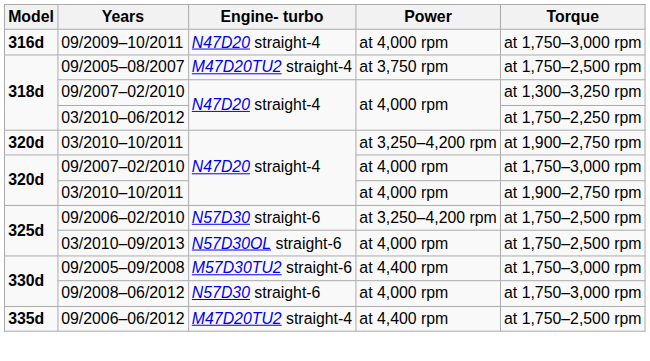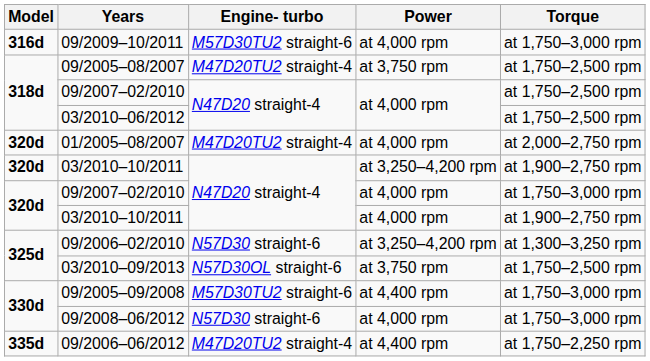(256, 42) N47D20 straight-4 -> (272, 42) M57D30TU2 straight-6
(573, 92) at 1,300–3,250 rpm -> (573, 92) at 1,750–2,500 rpm
(573, 117) at 1,750–2,250 rpm -> (573, 117) at 1,750–2,500 rpm
+ row: (26, 142)
(573, 218) at 1,750–2,500 rpm -> (573, 243) at 1,300–3,250 rpm
(404, 243) at 4,000 rpm -> (404, 268) at 3,750 rpm
(573, 318) at 1,750–2,500 rpm -> (573, 343) at 1,750–2,250 rpm
